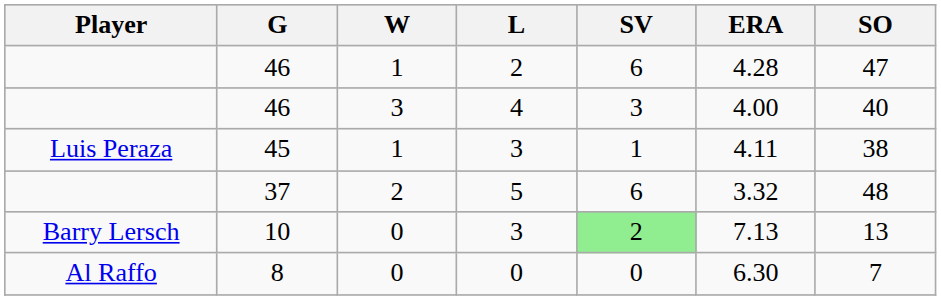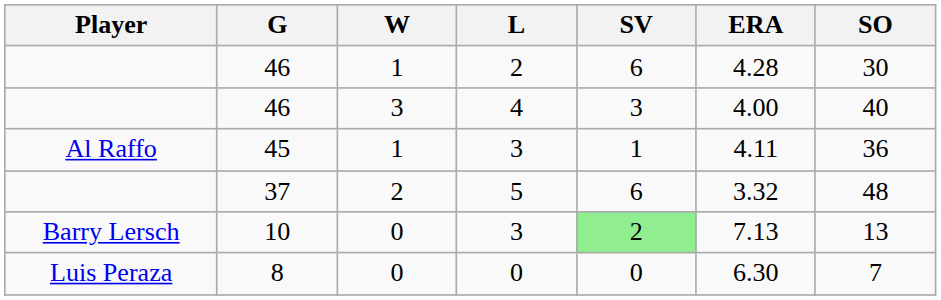(875, 66) 47 -> (875, 66) 30
(111, 149) Luis Peraza -> (111, 149) Al Raffo
(875, 149) 38 -> (875, 149) 36
(111, 273) Al Raffo -> (111, 273) Luis Peraza
